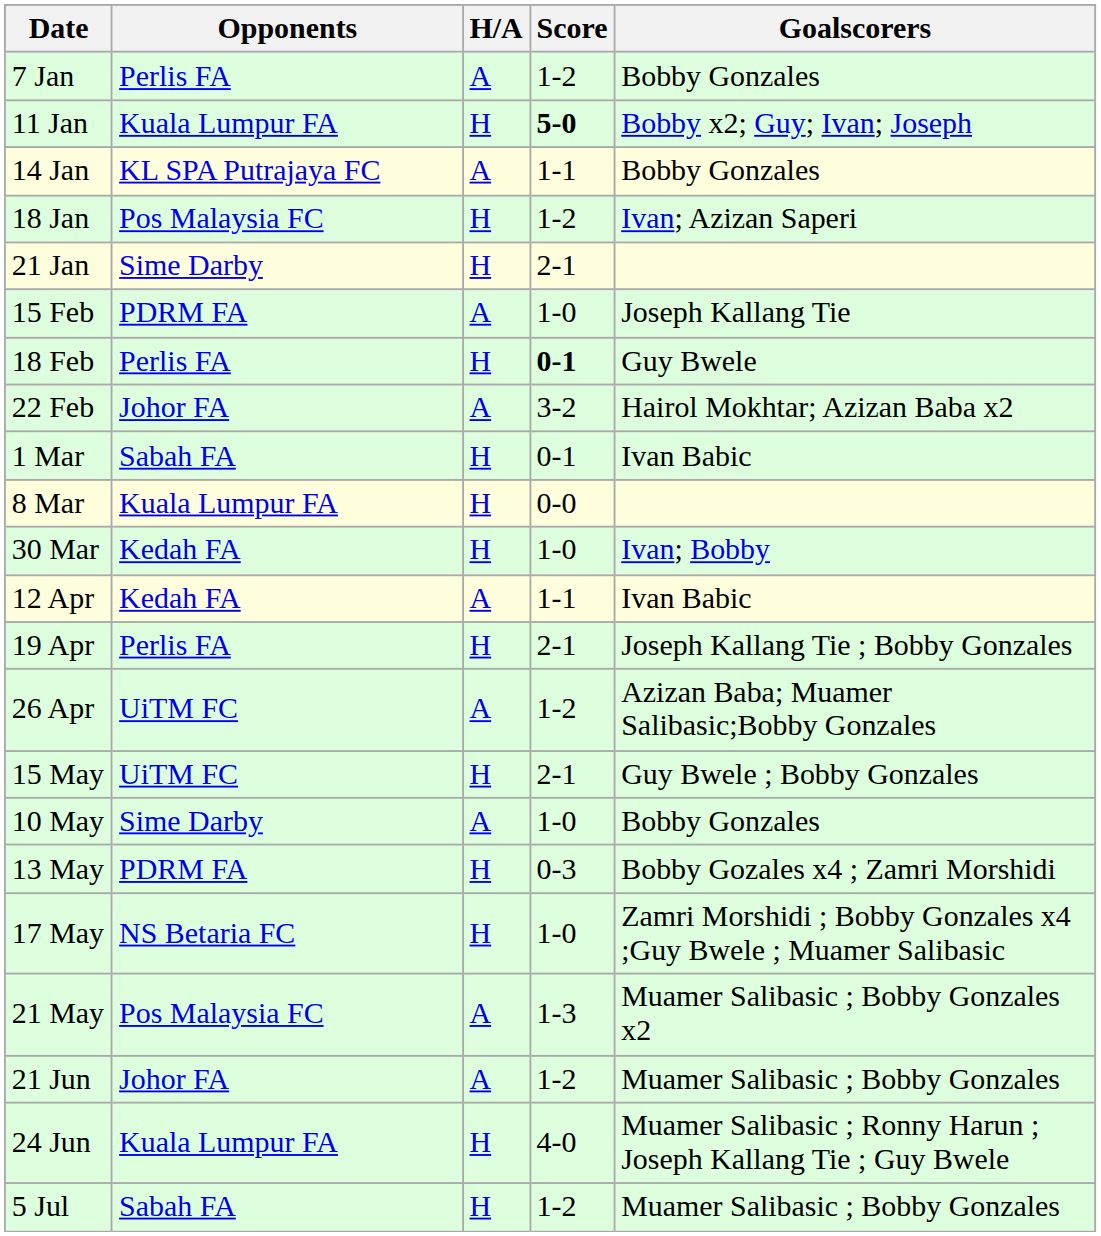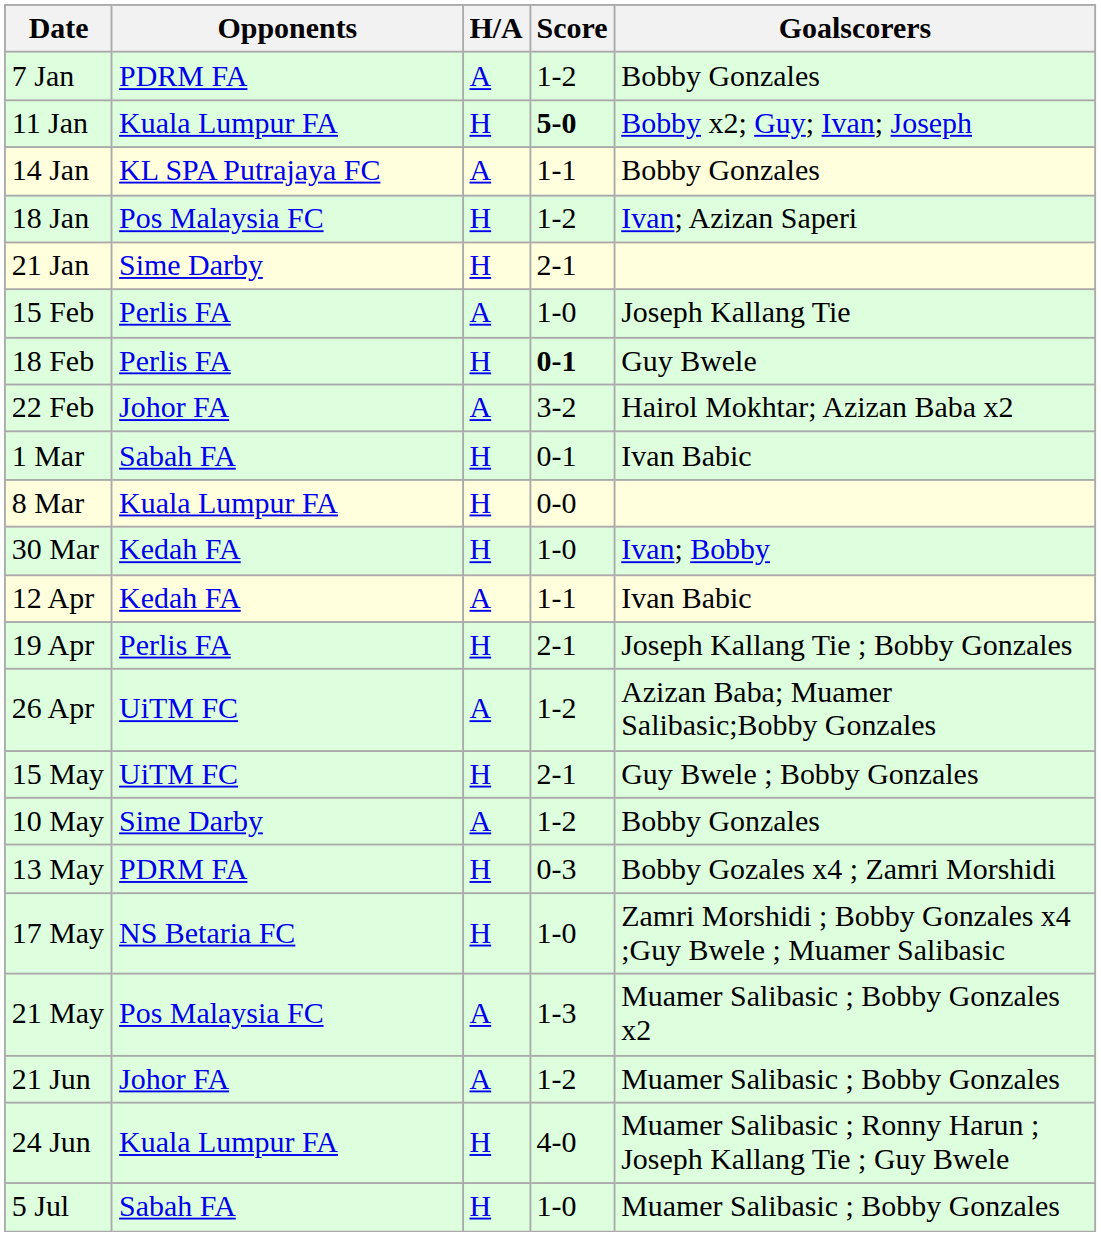(175, 75) Perlis FA -> (183, 75) PDRM FA
(183, 312) PDRM FA -> (175, 312) Perlis FA
(556, 821) 1-0 -> (556, 821) 1-2
(556, 1206) 1-2 -> (556, 1206) 1-0
